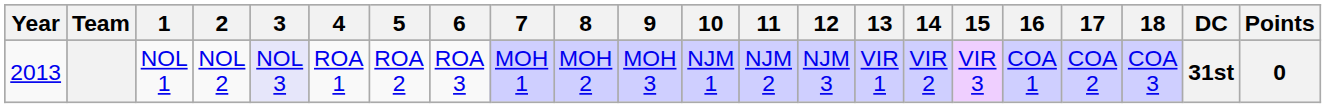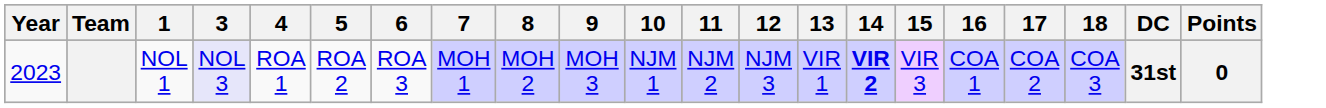- column: (222, 22)
(36, 71) 2013 -> (36, 71) 2023
(929, 71) normal -> (871, 71) bold
